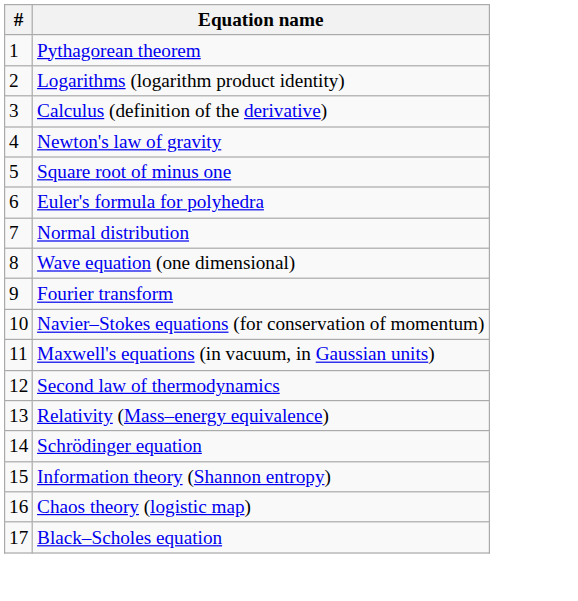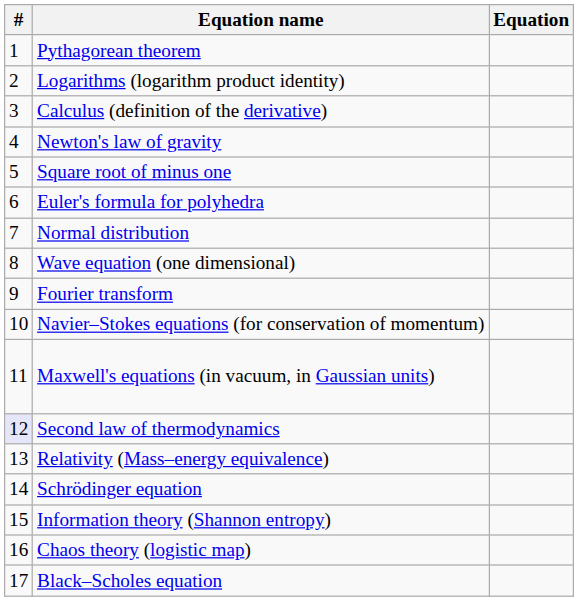+ column: (531, 19)
(19, 385) no background -> (19, 428) lavender background
